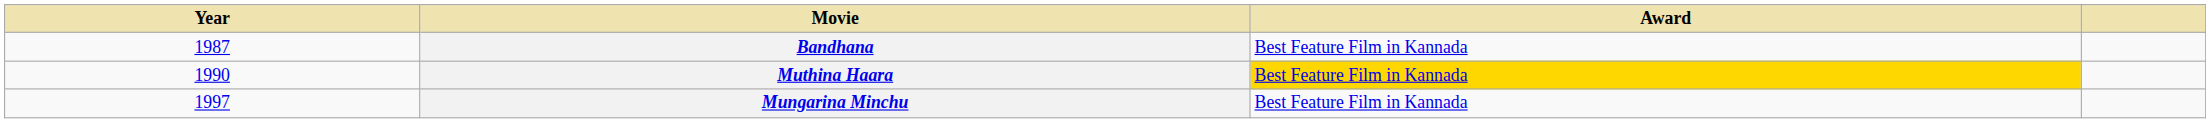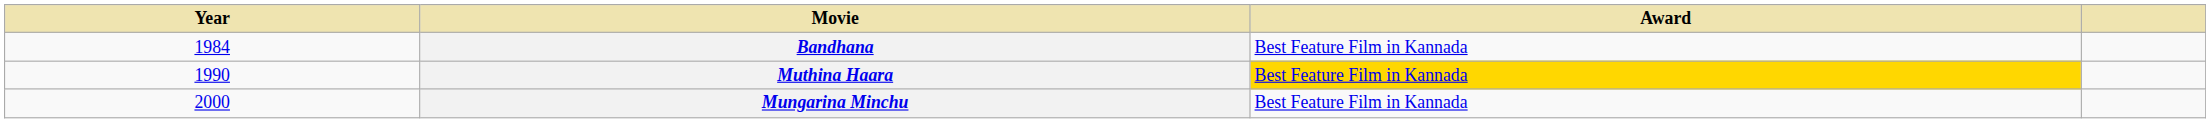(212, 46) 1987 -> (212, 46) 1984
(212, 103) 1997 -> (212, 103) 2000
